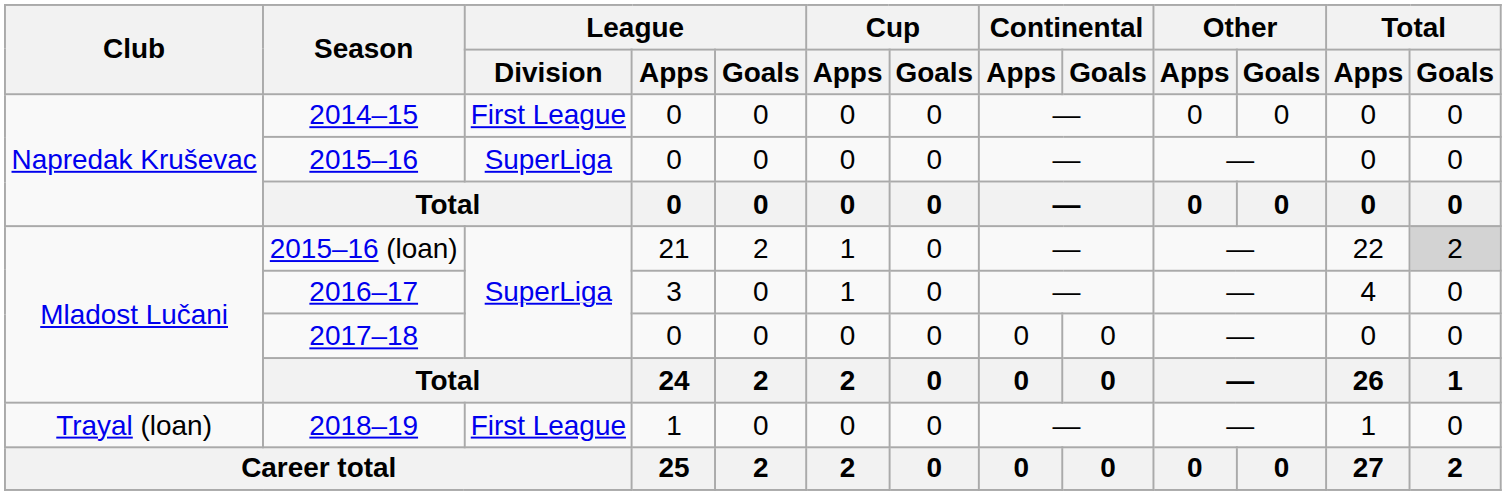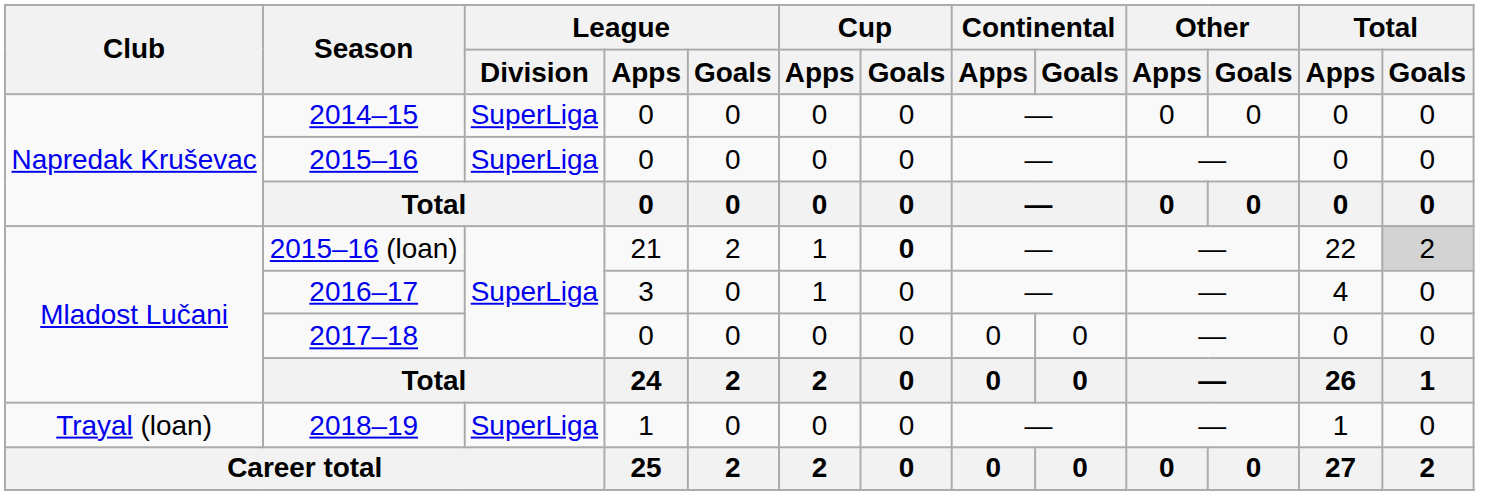(548, 116) First League -> (534, 116) SuperLiga
(934, 248) normal -> (906, 248) bold
(548, 425) First League -> (534, 425) SuperLiga
